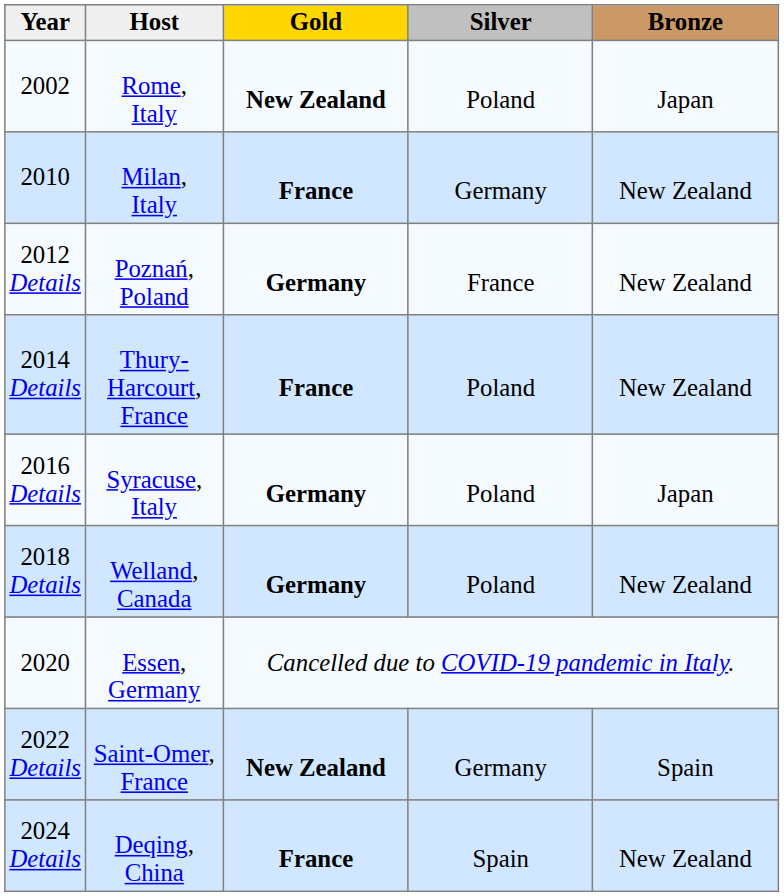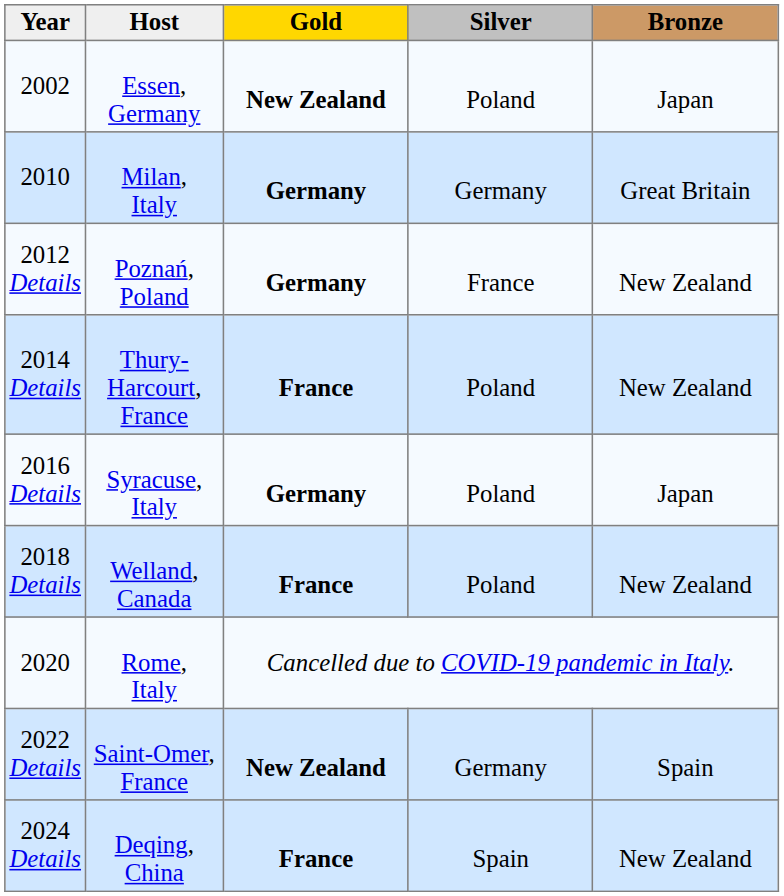(154, 99) Rome, Italy -> (154, 99) Essen, Germany
(316, 191) France -> (316, 191) Germany
(685, 191) New Zealand -> (685, 191) Great Britain
(316, 584) Germany -> (316, 584) France
(154, 676) Essen, Germany -> (154, 676) Rome, Italy
